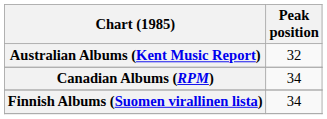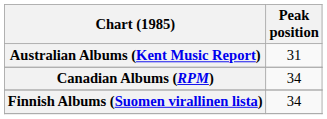(294, 55) 32 -> (294, 55) 31
